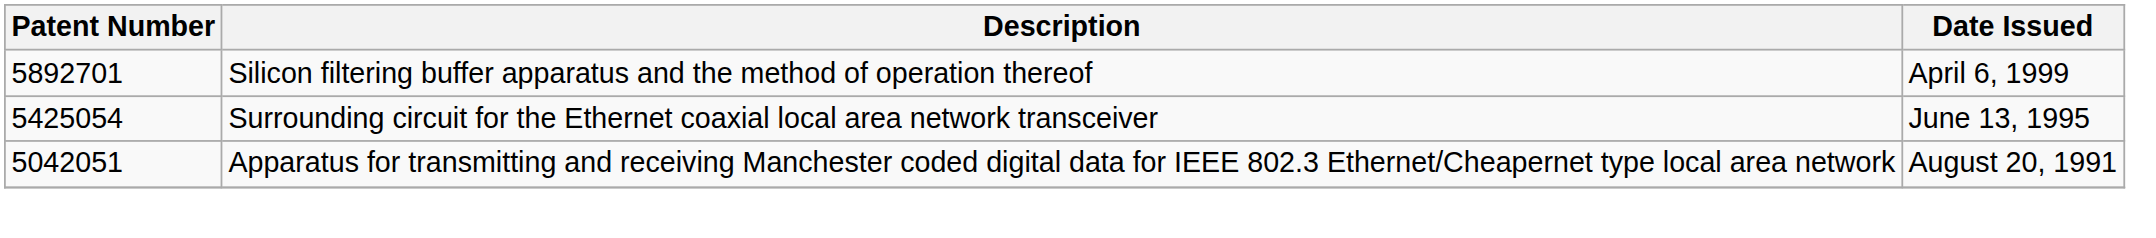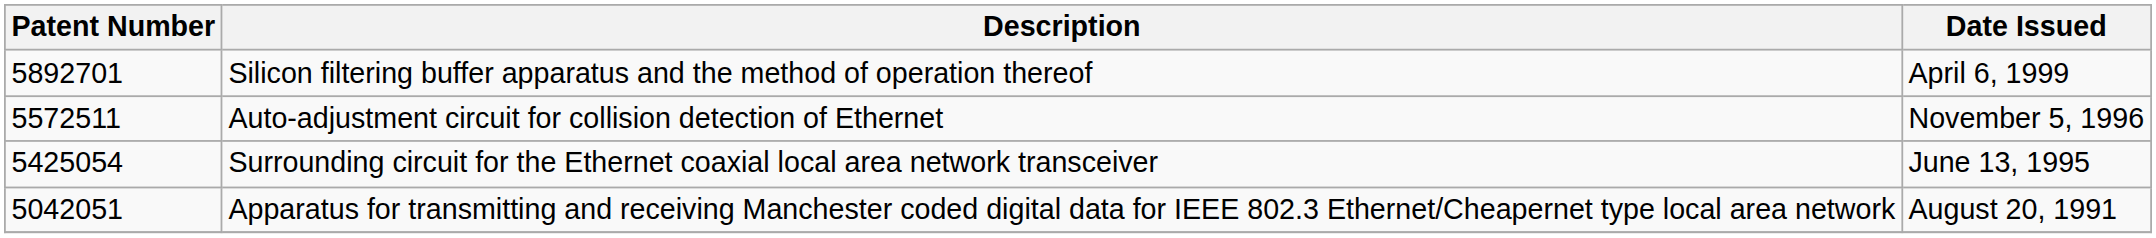+ row: (586, 118)
